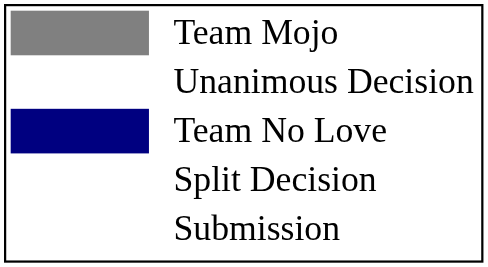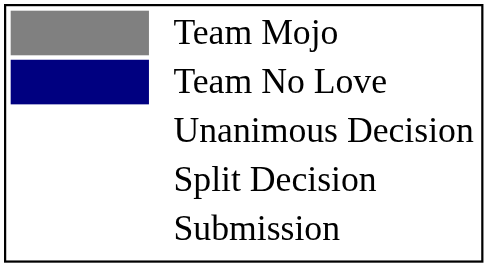rows swapped: (280, 130) <-> (324, 81)
